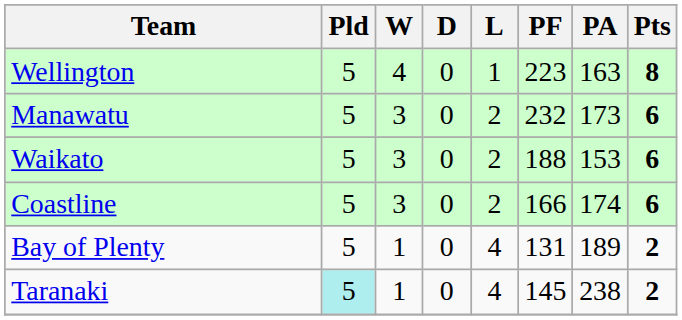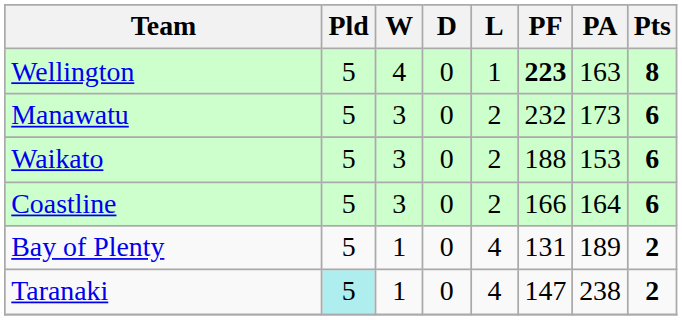(545, 70) normal -> (545, 70) bold
(600, 203) 174 -> (600, 203) 164
(545, 291) 145 -> (545, 291) 147
